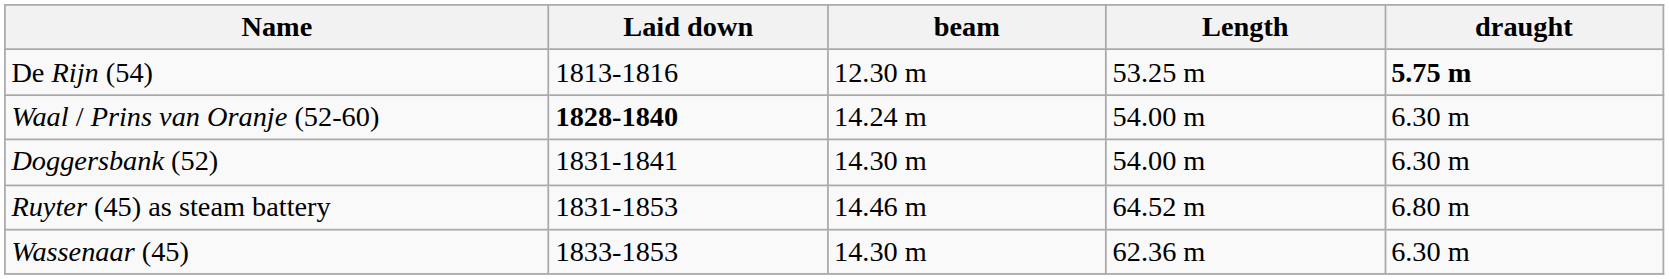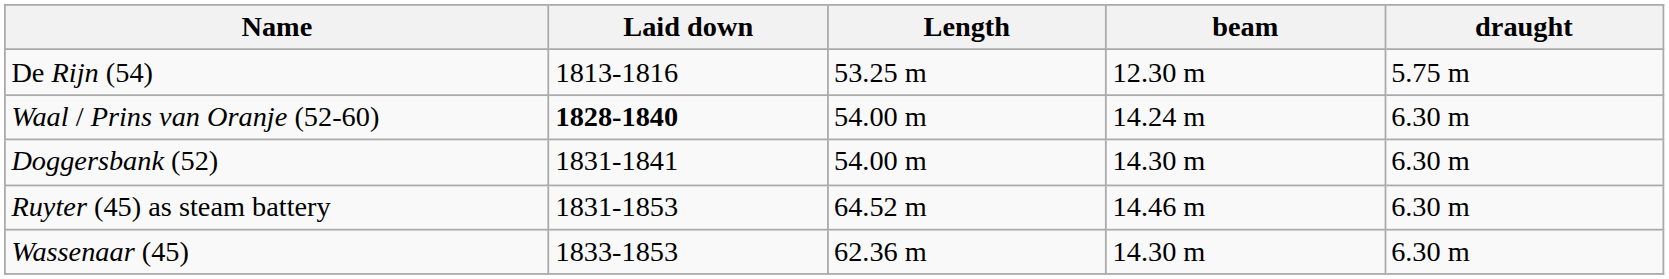columns swapped: (1245, 26) <-> (967, 26)
(1431, 71) bold -> (1430, 71) normal
(1430, 206) 6.80 m -> (1430, 206) 6.30 m
